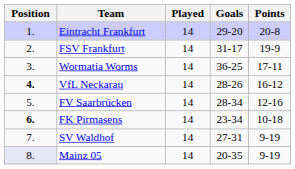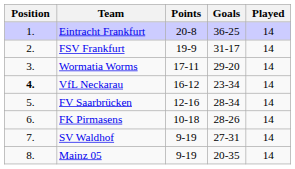columns swapped: (188, 13) <-> (270, 13)
(229, 31) 29-20 -> (227, 31) 36-25
(229, 66) 36-25 -> (227, 66) 29-20
(229, 84) 28-26 -> (227, 84) 23-34
(30, 119) bold -> (30, 119) normal
(229, 119) 23-34 -> (227, 119) 28-26
(30, 155) lavender background -> (30, 155) no background
